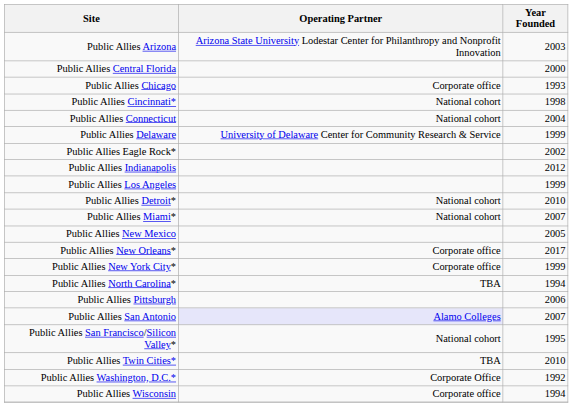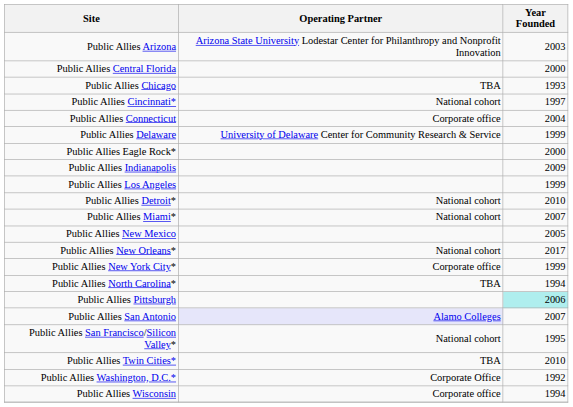(467, 85) Corporate office -> (490, 85) TBA
(555, 102) 1998 -> (555, 102) 1997
(468, 118) National cohort -> (467, 118) Corporate office
(555, 151) 2002 -> (555, 151) 2000
(555, 168) 2012 -> (555, 168) 2009
(467, 250) Corporate office -> (468, 250) National cohort
(555, 300) no background -> (555, 300) paleturquoise background
